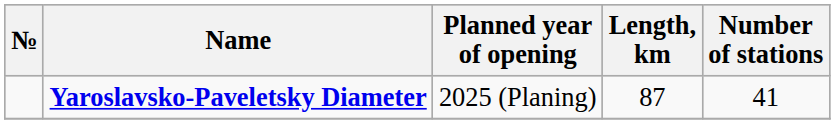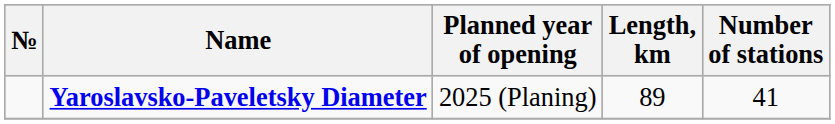(652, 97) 87 -> (652, 97) 89
